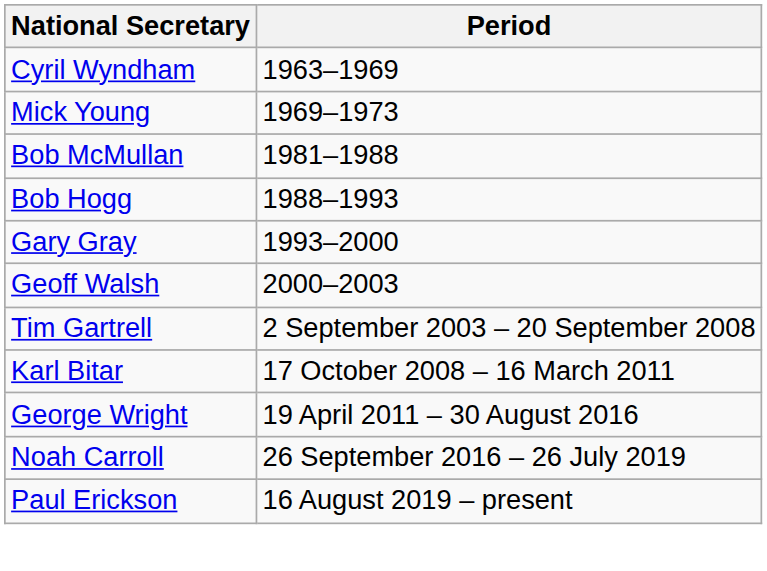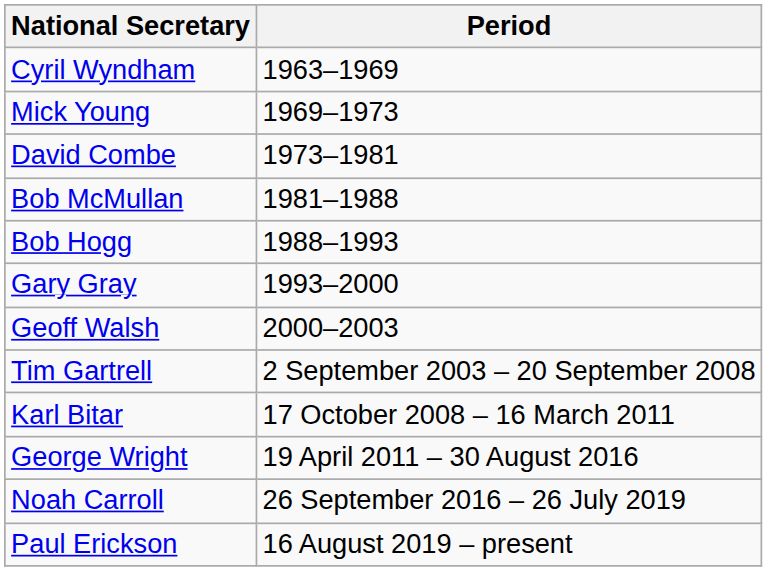+ row: (94, 155)
